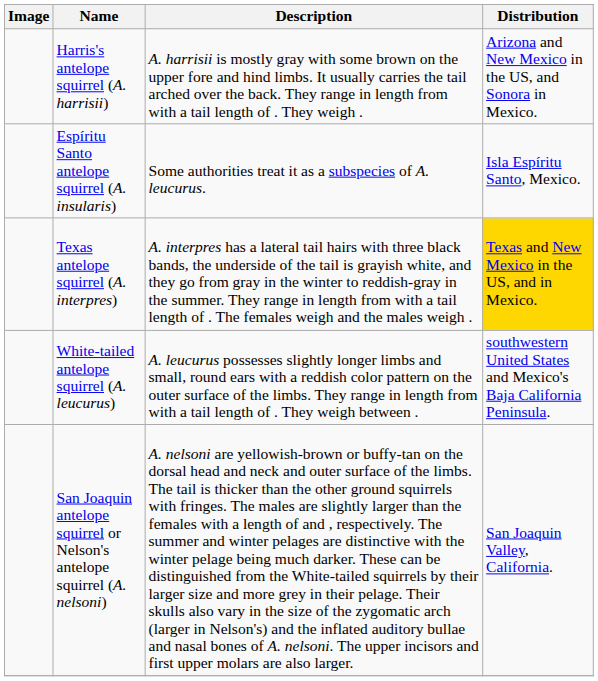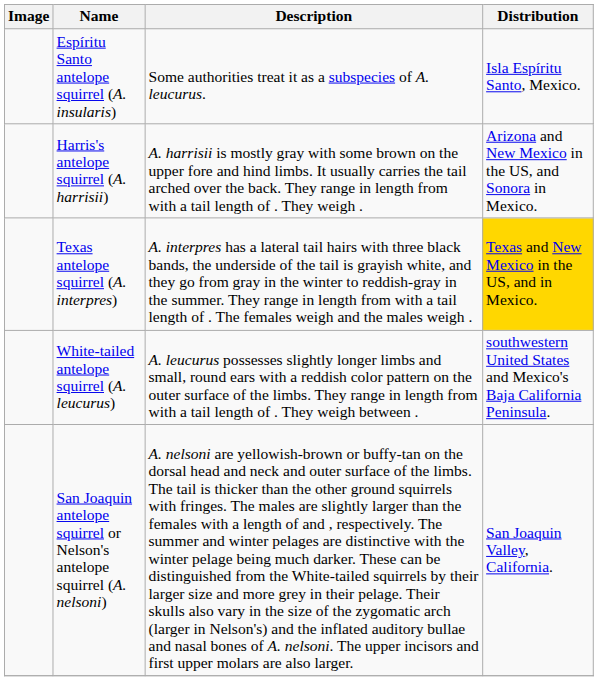rows swapped: (92, 76) <-> (92, 170)
